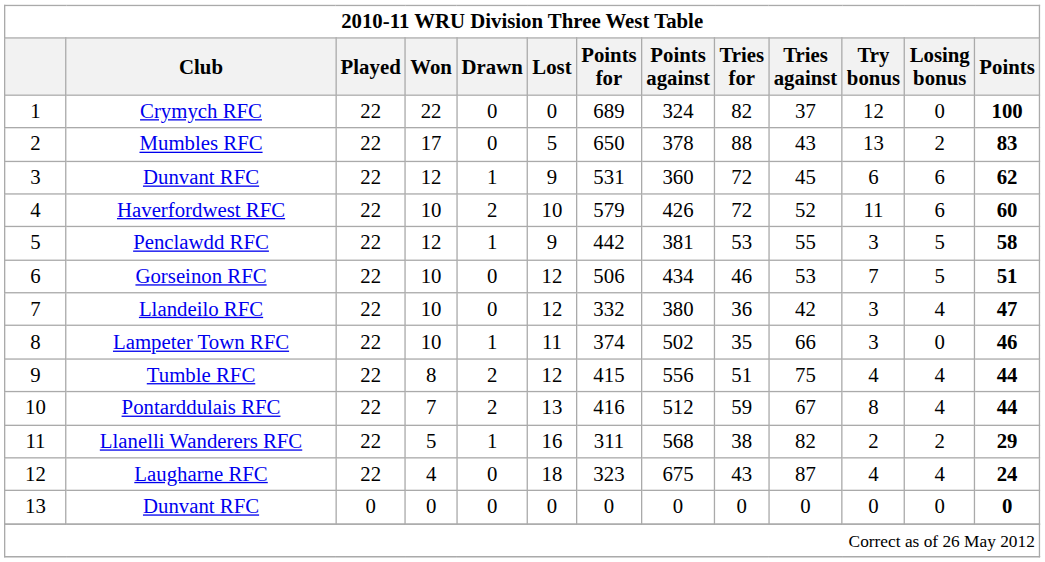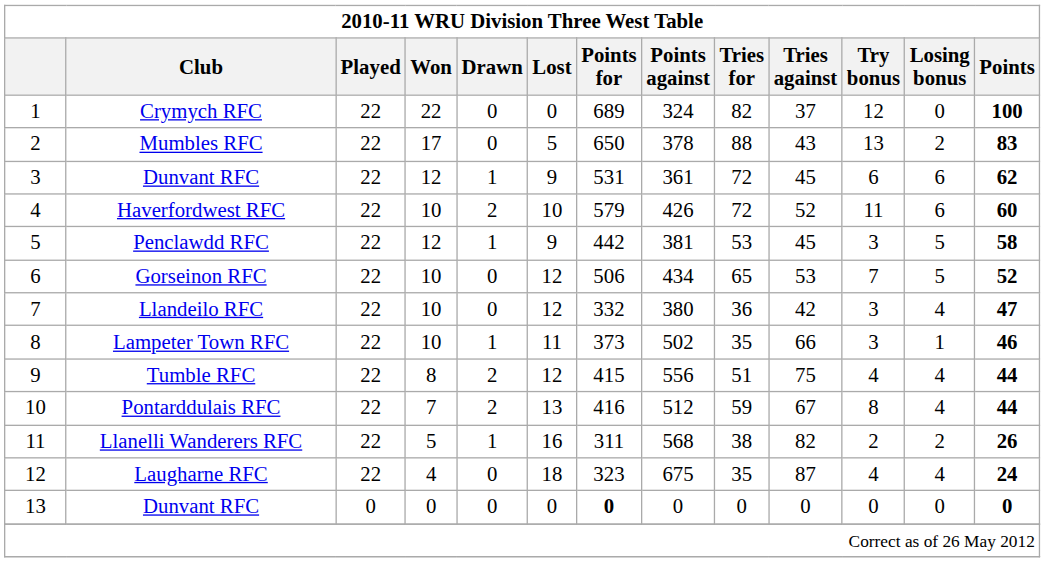(678, 177) 360 -> (678, 177) 361
(805, 243) 55 -> (805, 243) 45
(742, 276) 46 -> (742, 276) 65
(1007, 276) 51 -> (1007, 276) 52
(609, 342) 374 -> (609, 342) 373
(940, 342) 0 -> (940, 342) 1
(1007, 441) 29 -> (1007, 441) 26
(742, 474) 43 -> (742, 474) 35
(609, 507) normal -> (609, 507) bold
